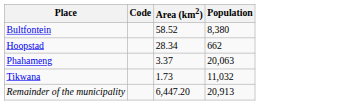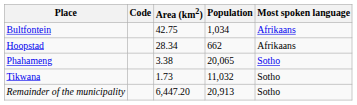+ column: (304, 13)
(167, 30) 58.52 -> (167, 30) 42.75
(218, 30) 8,380 -> (218, 30) 1,034
(164, 61) 3.37 -> (164, 61) 3.38
(221, 61) 20,063 -> (221, 61) 20,065
